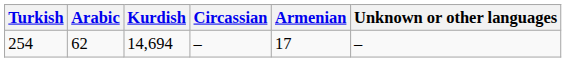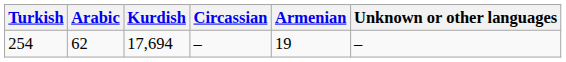(150, 43) 14,694 -> (150, 43) 17,694
(283, 43) 17 -> (283, 43) 19
